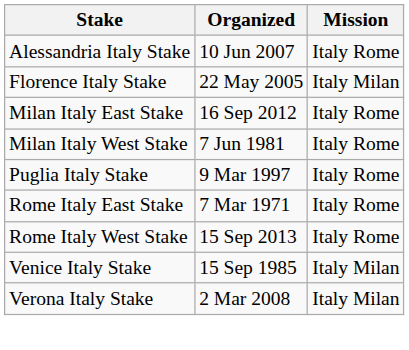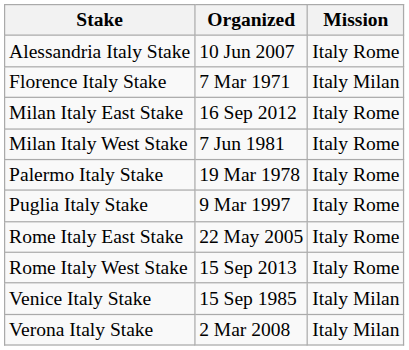(251, 81) 22 May 2005 -> (245, 81) 7 Mar 1971
+ row: (86, 174)
(245, 205) 7 Mar 1971 -> (251, 236) 22 May 2005
